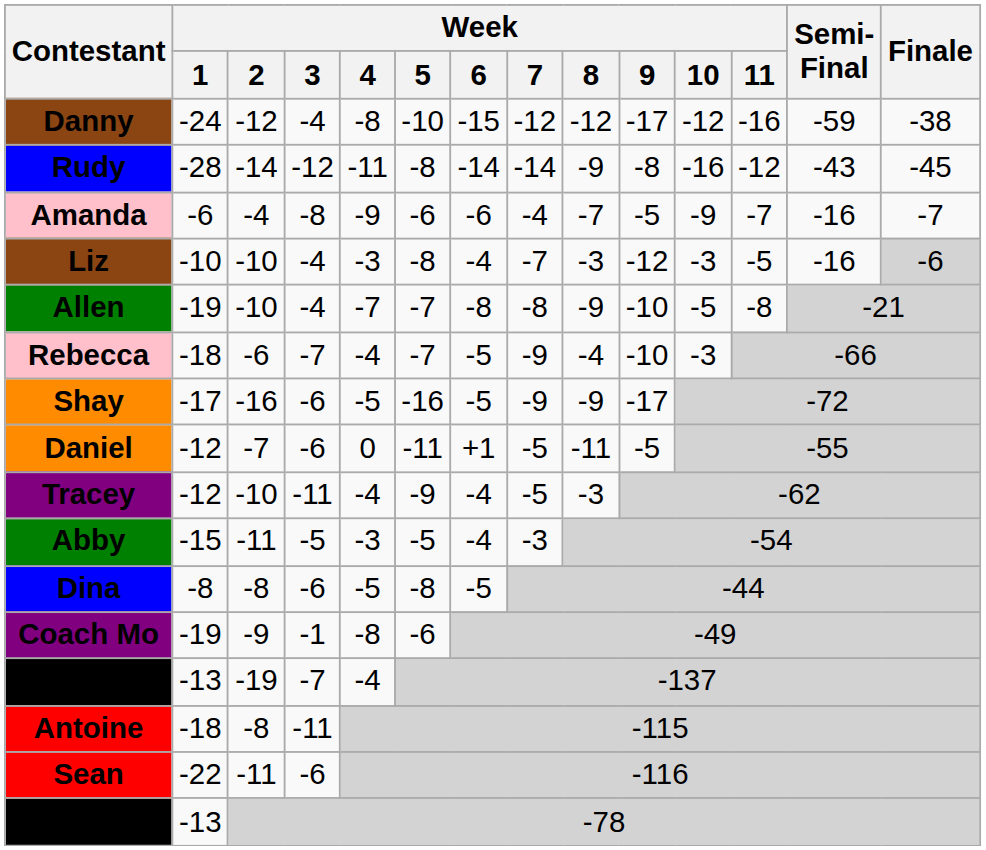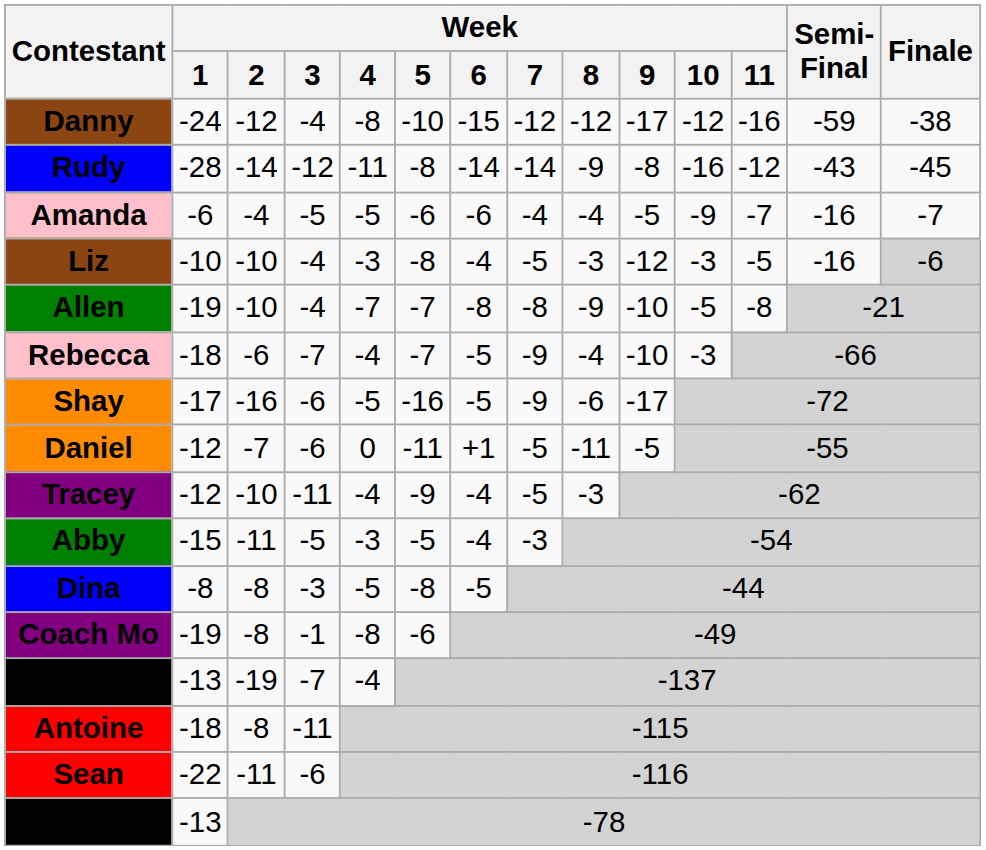(313, 214) -8 -> (313, 214) -5
(368, 214) -9 -> (368, 214) -5
(591, 214) -7 -> (591, 214) -4
(535, 261) -7 -> (535, 261) -5
(591, 401) -9 -> (591, 401) -6
(313, 588) -6 -> (313, 588) -3
(256, 634) -9 -> (256, 634) -8
